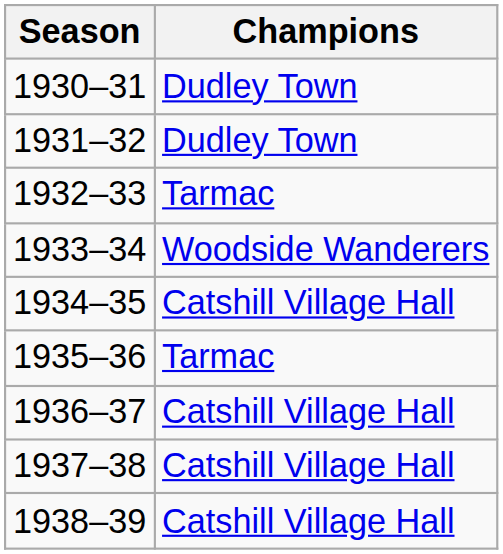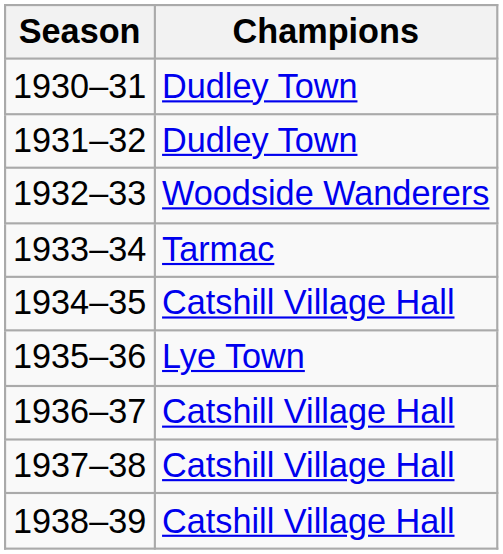(218, 194) Tarmac -> (326, 194) Woodside Wanderers
(326, 248) Woodside Wanderers -> (218, 248) Tarmac
(218, 357) Tarmac -> (233, 357) Lye Town
